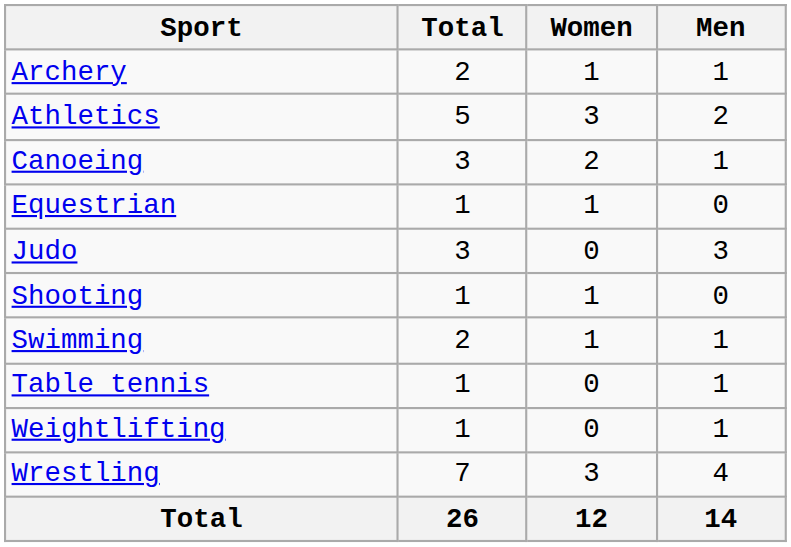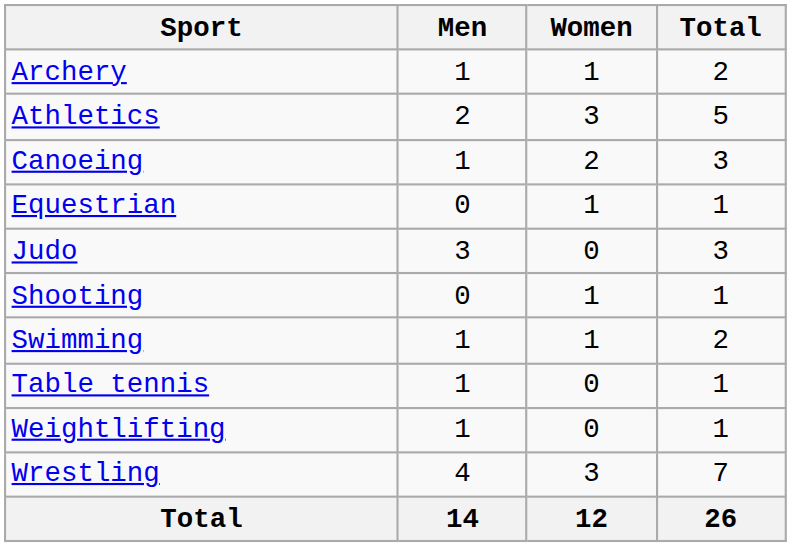columns swapped: (721, 27) <-> (462, 27)
